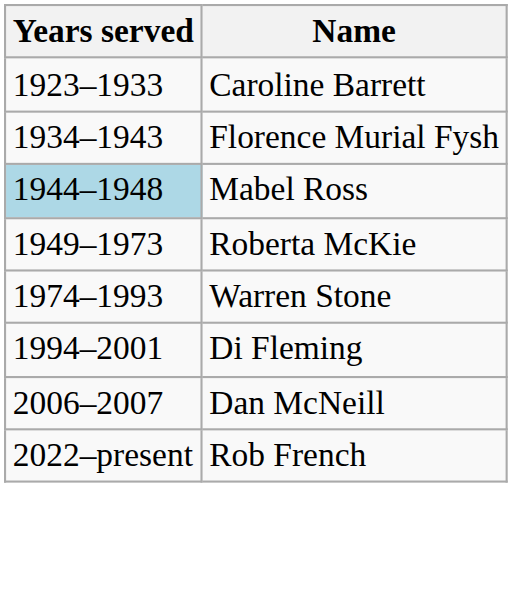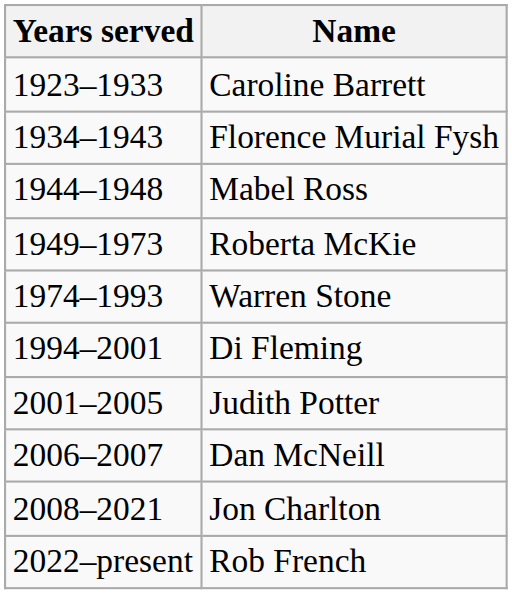(88, 190) lightblue background -> (88, 190) no background
+ row: (294, 402)
+ row: (295, 508)
